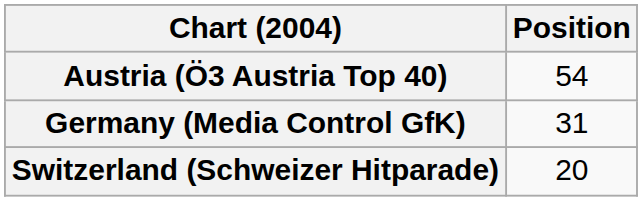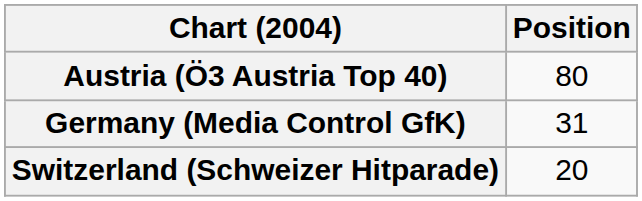(572, 75) 54 -> (572, 75) 80
